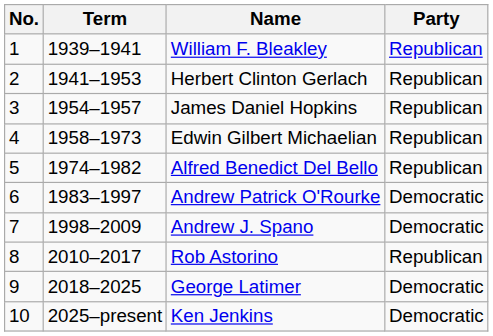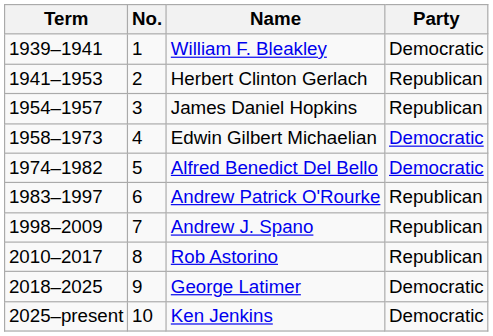columns swapped: (24, 19) <-> (105, 19)
(436, 49) Republican -> (436, 49) Democratic
(436, 138) Republican -> (436, 138) Democratic
(436, 167) Republican -> (436, 167) Democratic
(436, 197) Democratic -> (436, 197) Republican
(436, 227) Democratic -> (436, 227) Republican
